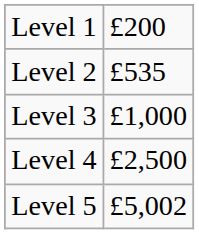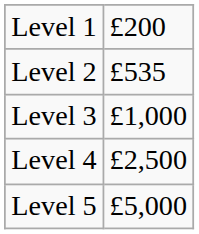(148, 205) £5,002 -> (148, 205) £5,000
